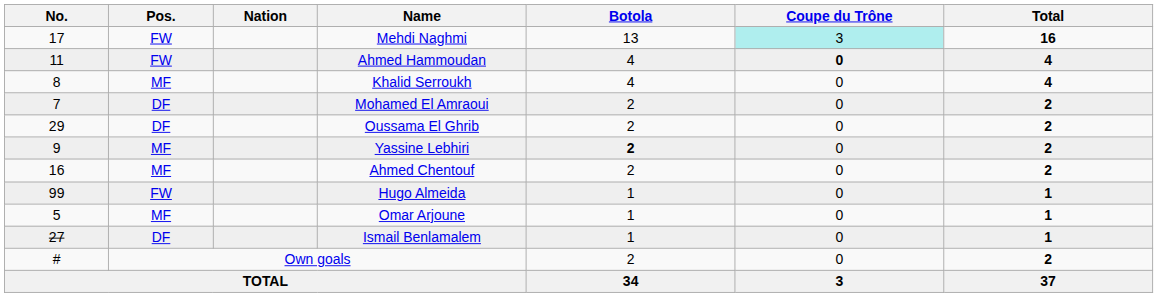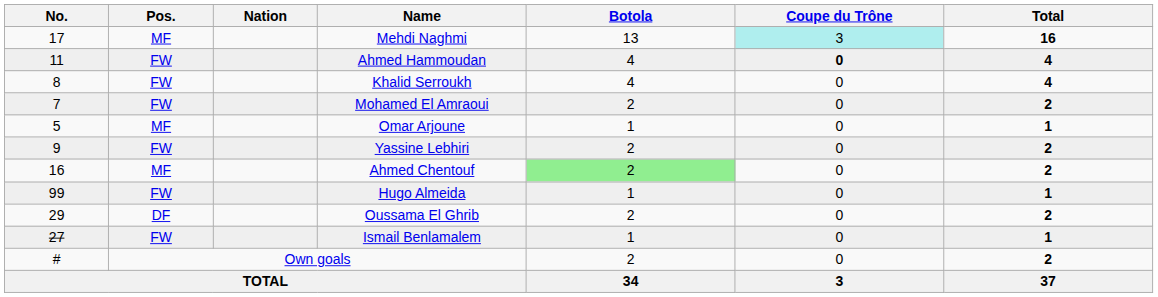(161, 38) FW -> (161, 38) MF
(161, 82) MF -> (161, 82) FW
(161, 104) DF -> (161, 104) FW
rows swapped: (422, 126) <-> (422, 215)
(161, 149) MF -> (161, 149) FW
(631, 149) bold -> (631, 149) normal
(631, 171) no background -> (631, 171) lightgreen background
(161, 237) DF -> (161, 237) FW
